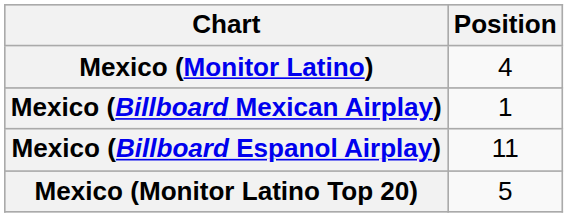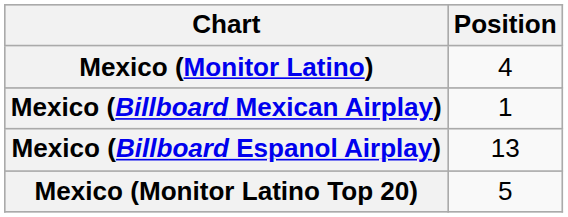(505, 149) 11 -> (505, 149) 13
